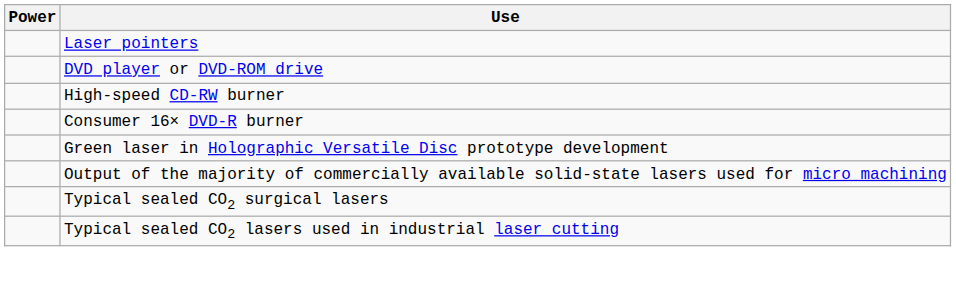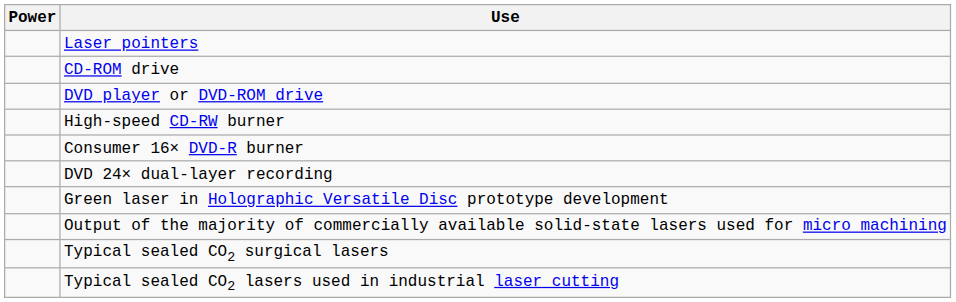+ row: (122, 70)
+ row: (198, 174)
